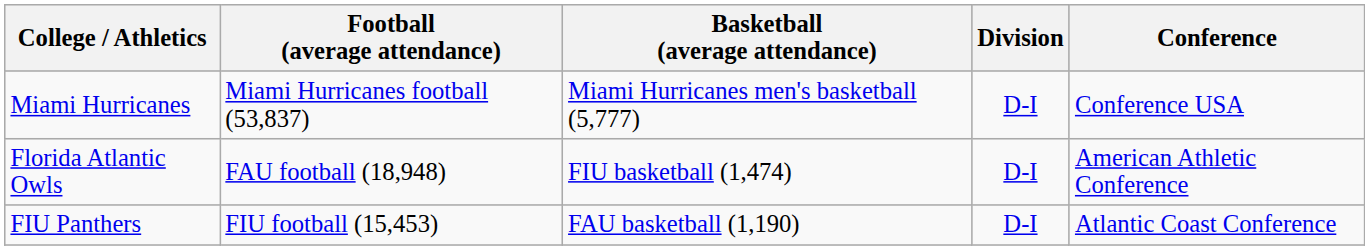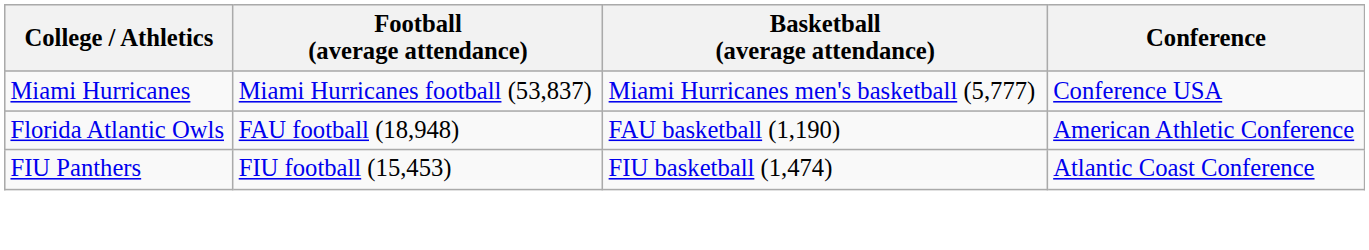- column: (1020, 37)
(680, 171) FIU basketball (1,474) -> (724, 129) FAU basketball (1,190)
(684, 224) FAU basketball (1,190) -> (721, 168) FIU basketball (1,474)
